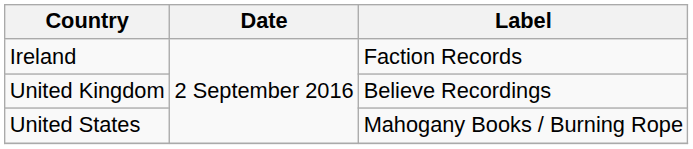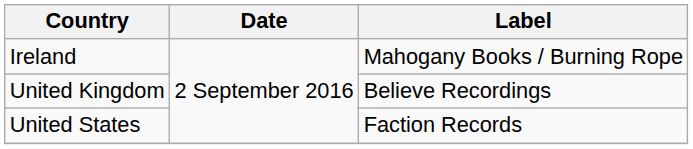(443, 56) Faction Records -> (523, 56) Mahogany Books / Burning Rope
(523, 125) Mahogany Books / Burning Rope -> (443, 125) Faction Records
